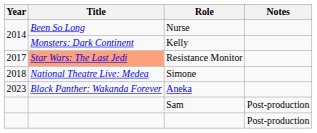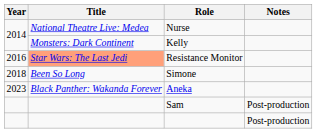(58, 27) Been So Long -> (90, 27) National Theatre Live: Medea
(16, 58) 2017 -> (16, 58) 2016
(90, 74) National Theatre Live: Medea -> (58, 74) Been So Long
